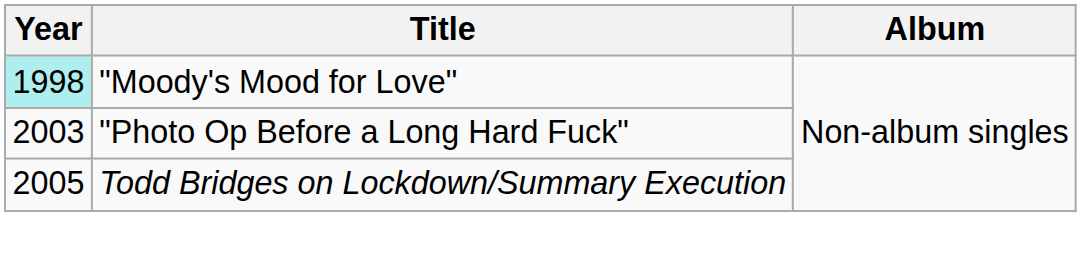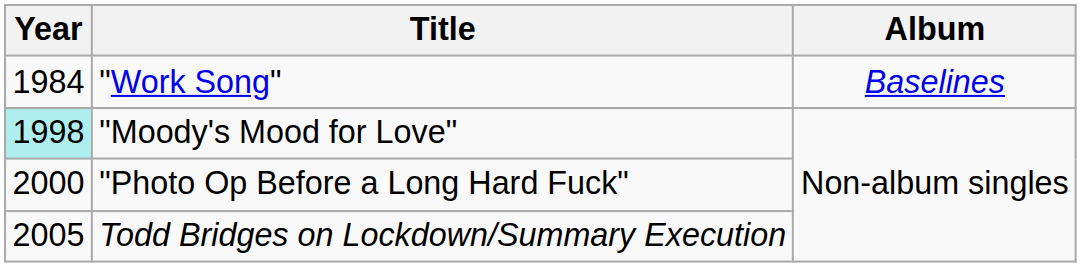+ row: (190, 81)
(48, 132) 2003 -> (48, 183) 2000
